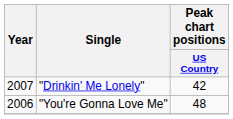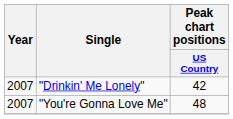(20, 104) 2006 -> (20, 104) 2007
